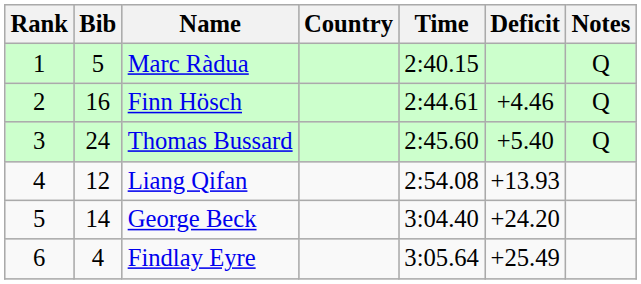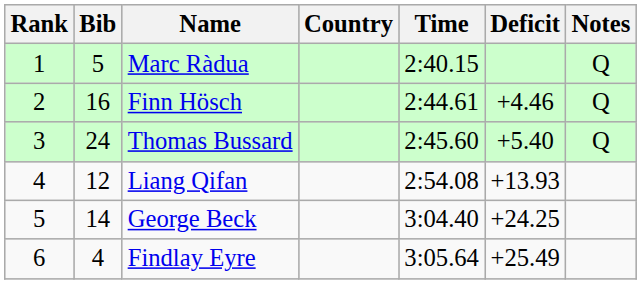(525, 219) +24.20 -> (525, 219) +24.25
